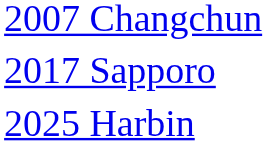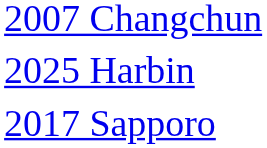rows swapped: (110, 70) <-> (99, 123)
